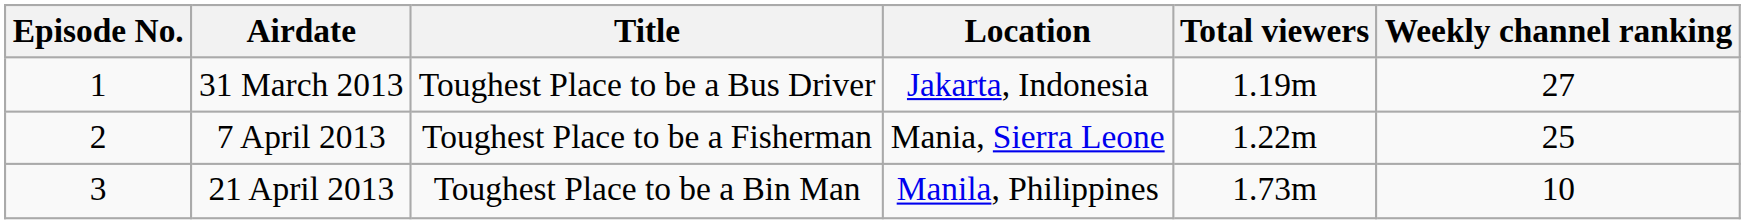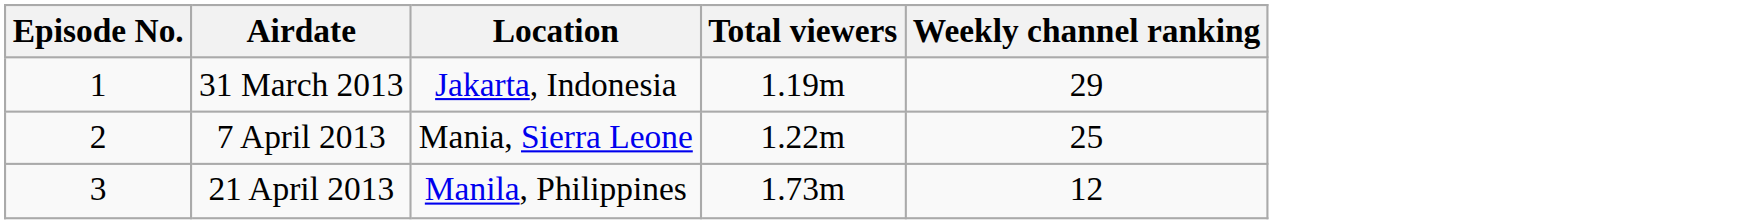- column: (647, 31)
(1558, 84) 27 -> (1087, 84) 29
(1558, 190) 10 -> (1087, 190) 12
